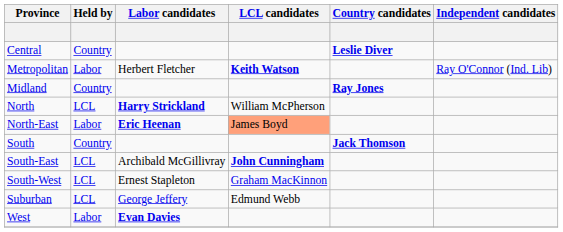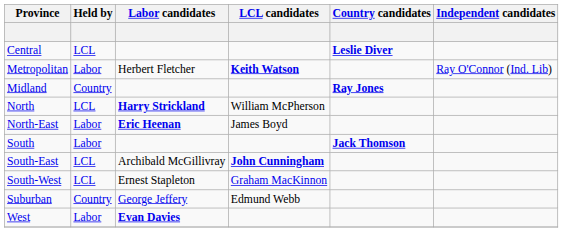(93, 50) Country -> (84, 50) LCL
(259, 124) lightsalmon background -> (259, 124) no background
(93, 143) Country -> (87, 143) Labor
(84, 198) LCL -> (93, 198) Country
